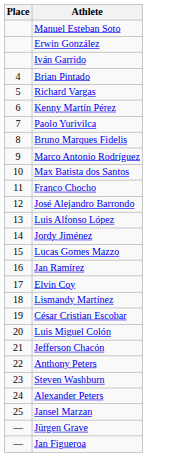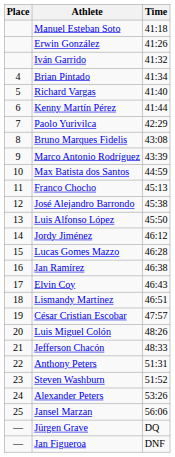+ column: (156, 12)
